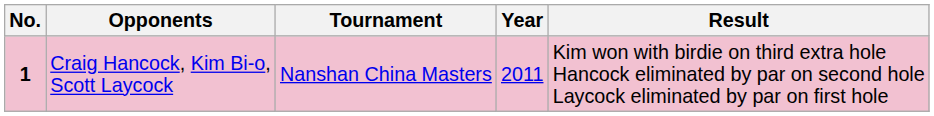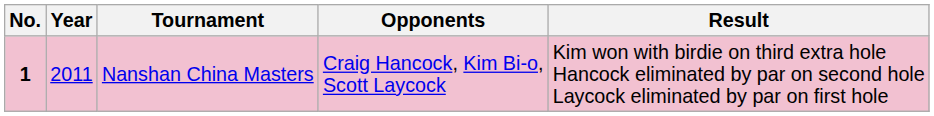columns swapped: (522, 20) <-> (161, 20)
